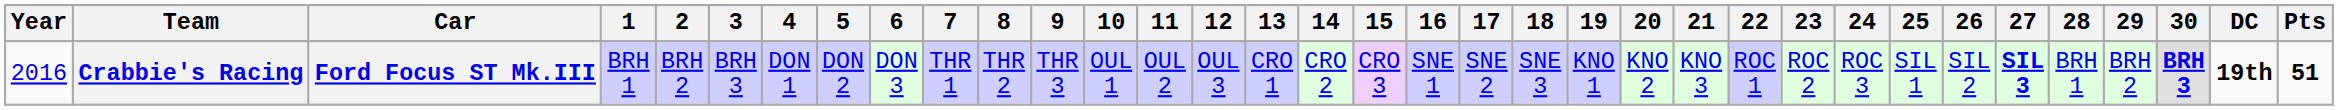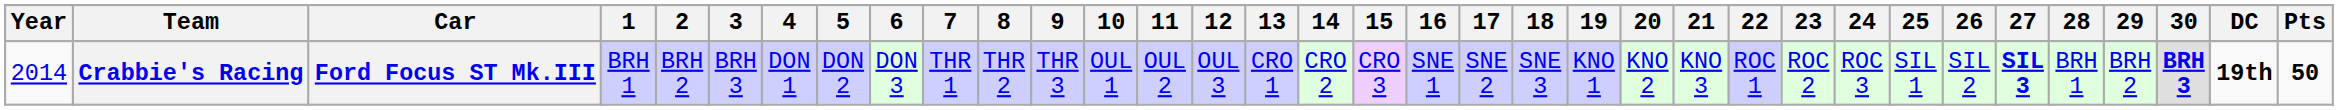(39, 73) 2016 -> (39, 73) 2014
(2305, 73) 51 -> (2305, 73) 50
